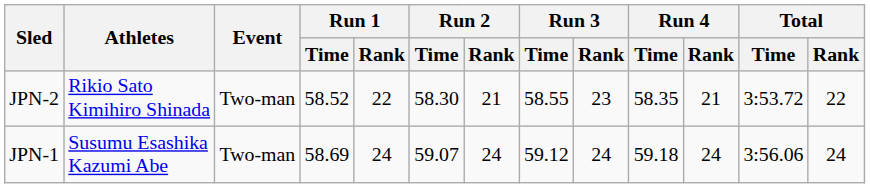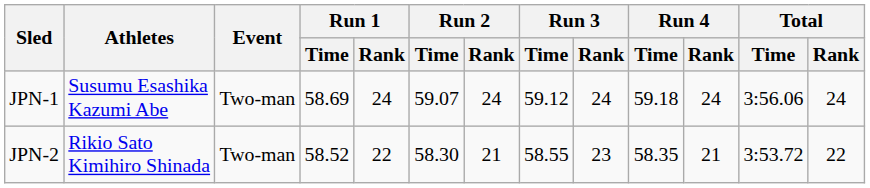rows swapped: (34, 154) <-> (34, 98)
